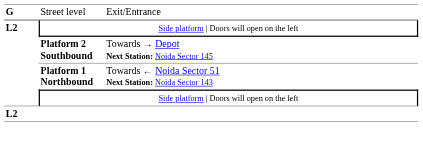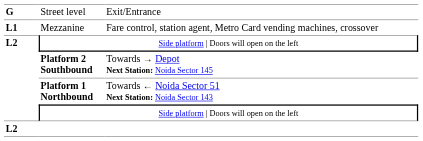+ row: (62, 27)
